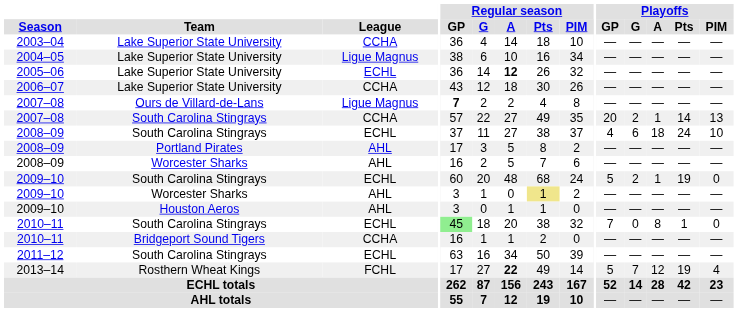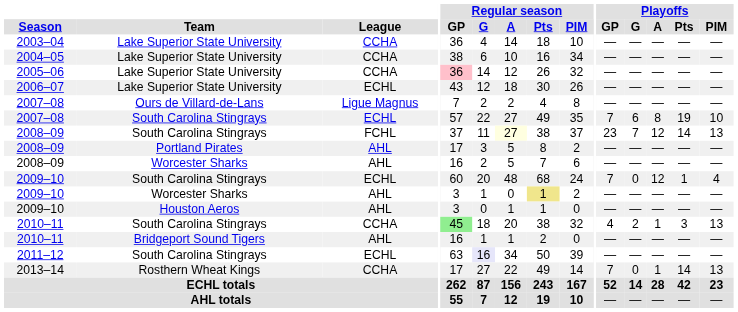(380, 57) Ligue Magnus -> (380, 57) CCHA
(380, 72) ECHL -> (380, 72) CCHA
(456, 72) no background -> (456, 72) pink background
(511, 72) bold -> (511, 72) normal
(380, 87) CCHA -> (380, 87) ECHL
(456, 102) bold -> (456, 102) normal
(380, 118) CCHA -> (380, 118) ECHL
(610, 118) 20 -> (610, 118) 7
(635, 118) 2 -> (635, 118) 6
(658, 118) 1 -> (658, 118) 8
(684, 118) 14 -> (684, 118) 19
(716, 118) 13 -> (716, 118) 10
(380, 133) ECHL -> (380, 133) FCHL
(511, 133) no background -> (511, 133) lightyellow background
(610, 133) 4 -> (610, 133) 23
(635, 133) 6 -> (635, 133) 7
(658, 133) 18 -> (658, 133) 12
(684, 133) 24 -> (684, 133) 14
(716, 133) 10 -> (716, 133) 13
(610, 178) 5 -> (610, 178) 7
(635, 178) 2 -> (635, 178) 0
(658, 178) 1 -> (658, 178) 12
(684, 178) 19 -> (684, 178) 1
(716, 178) 0 -> (716, 178) 4
(380, 224) ECHL -> (380, 224) CCHA
(610, 224) 7 -> (610, 224) 4
(635, 224) 0 -> (635, 224) 2
(658, 224) 8 -> (658, 224) 1
(684, 224) 1 -> (684, 224) 3
(716, 224) 0 -> (716, 224) 13
(380, 239) CCHA -> (380, 239) AHL
(484, 254) no background -> (484, 254) lavender background
(380, 270) FCHL -> (380, 270) CCHA
(511, 270) bold -> (511, 270) normal
(610, 270) 5 -> (610, 270) 7
(635, 270) 7 -> (635, 270) 0
(658, 270) 12 -> (658, 270) 1
(684, 270) 19 -> (684, 270) 14
(716, 270) 4 -> (716, 270) 13
